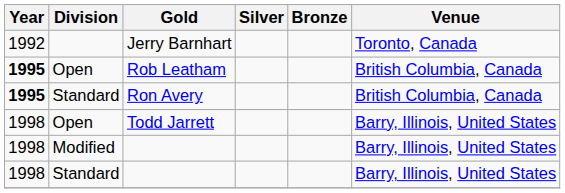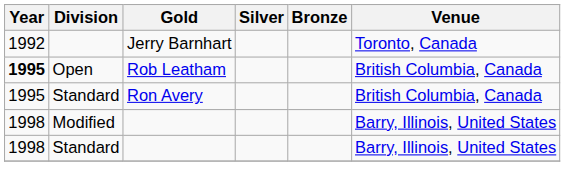(27, 95) bold -> (27, 95) normal
- row: (73, 122)
